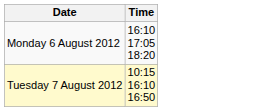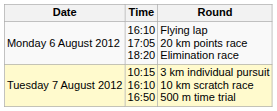+ column: (215, 13)
